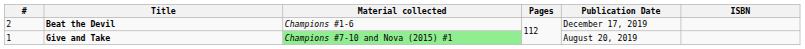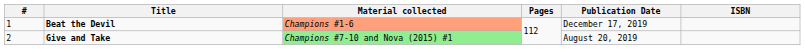(9, 24) 2 -> (9, 24) 1
(319, 24) no background -> (319, 24) lightsalmon background
(9, 38) 1 -> (9, 38) 2
